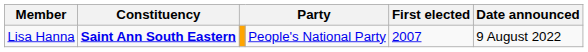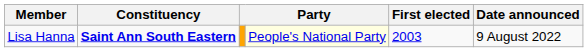(317, 36) no background -> (317, 36) lightyellow background
(407, 36) 2007 -> (407, 36) 2003
